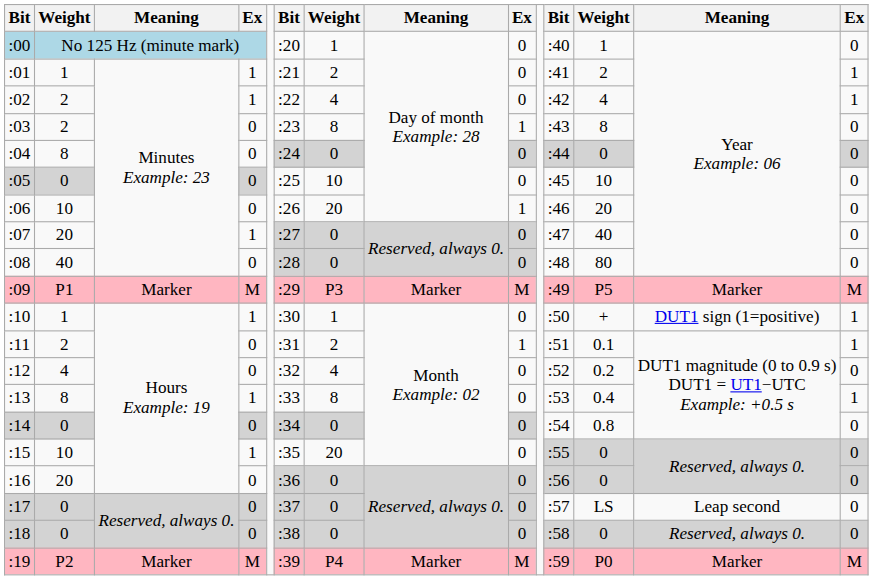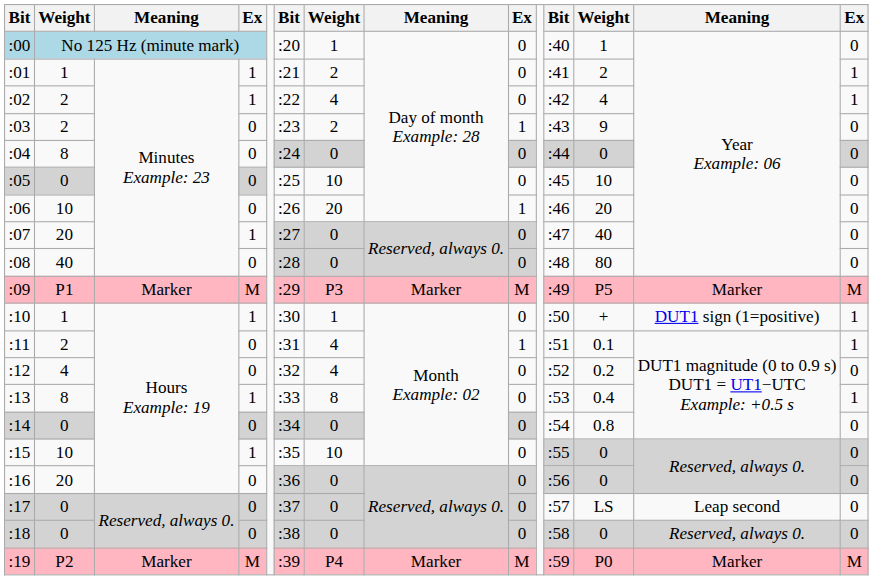(334, 126) 8 -> (334, 126) 2
(604, 126) 8 -> (604, 126) 9
(334, 343) 2 -> (334, 343) 4
(334, 452) 20 -> (334, 452) 10
